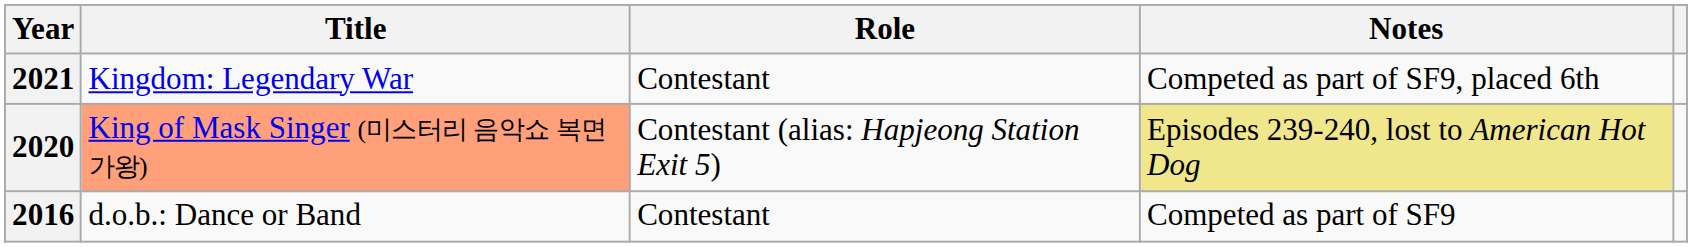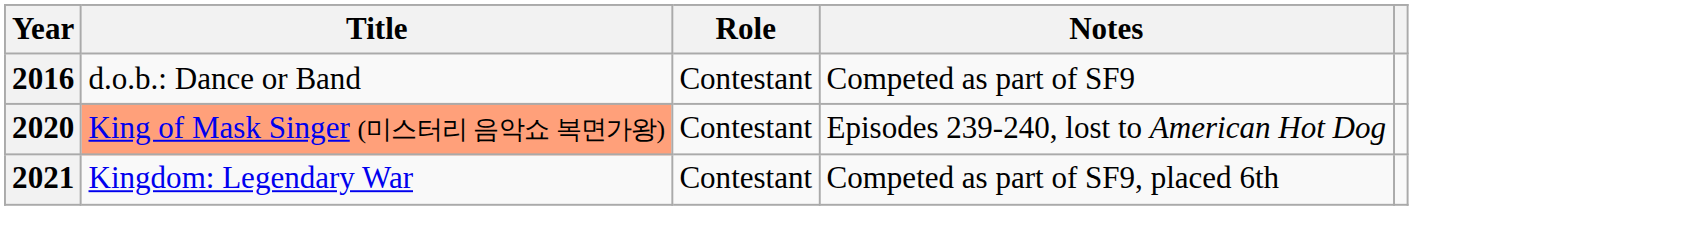rows swapped: (43, 215) <-> (43, 78)
(858, 146) Contestant (alias: Hapjeong Station Exit 5) -> (746, 128) Contestant
(1396, 146) khaki background -> (1106, 128) no background
